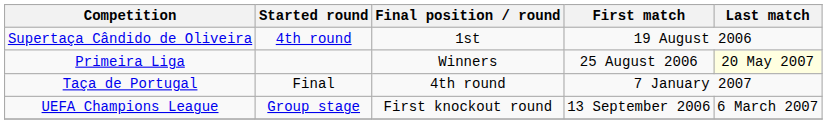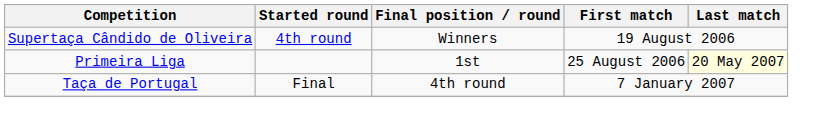(468, 39) 1st -> (468, 39) Winners
(468, 62) Winners -> (468, 62) 1st
- row: (130, 108)
